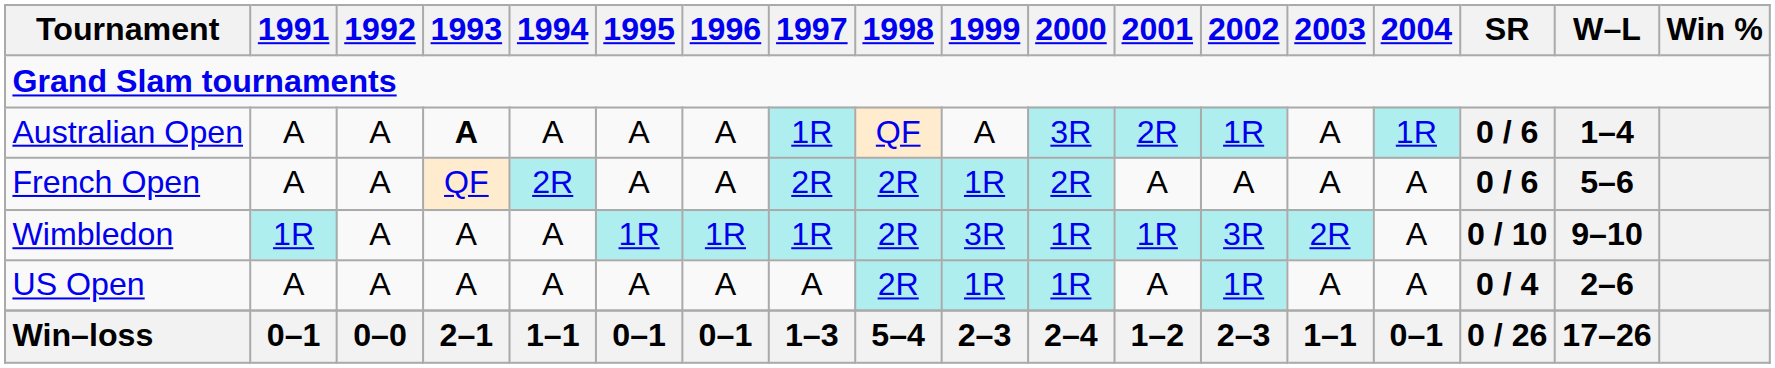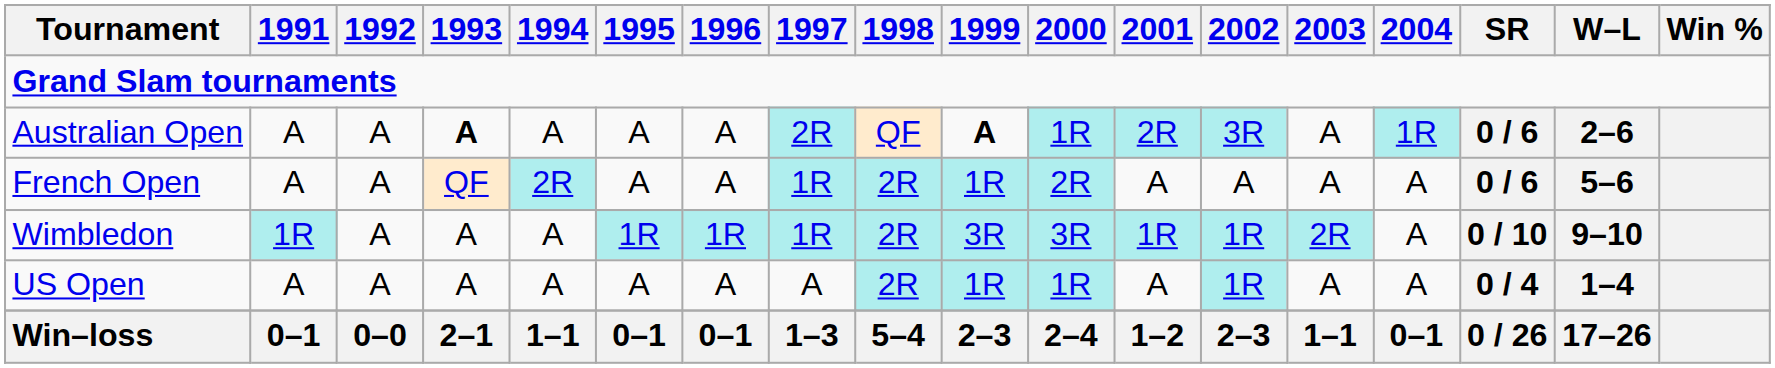(812, 132) 1R -> (812, 132) 2R
(985, 132) normal -> (985, 132) bold
(1071, 132) 3R -> (1071, 132) 1R
(1244, 132) 1R -> (1244, 132) 3R
(1607, 132) 1–4 -> (1607, 132) 2–6
(812, 183) 2R -> (812, 183) 1R
(1071, 234) 1R -> (1071, 234) 3R
(1244, 234) 3R -> (1244, 234) 1R
(1607, 285) 2–6 -> (1607, 285) 1–4
